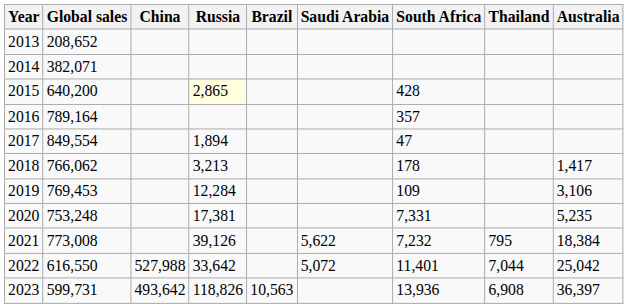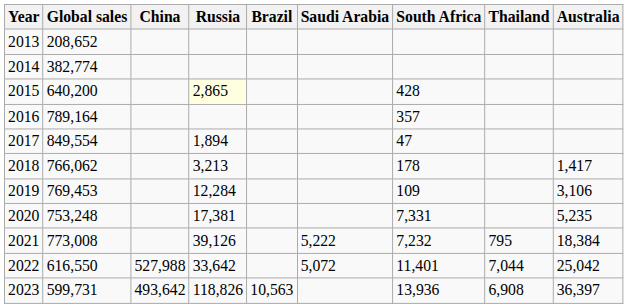(72, 66) 382,071 -> (72, 66) 382,774
(318, 240) 5,622 -> (318, 240) 5,222
